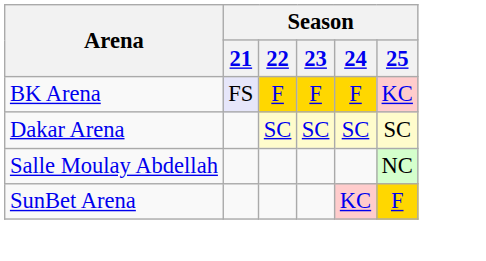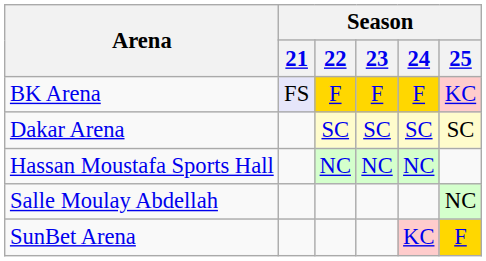+ row: (142, 165)
